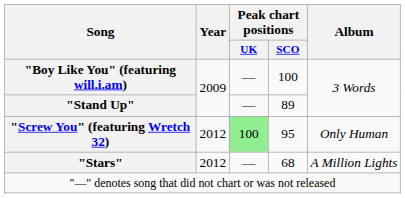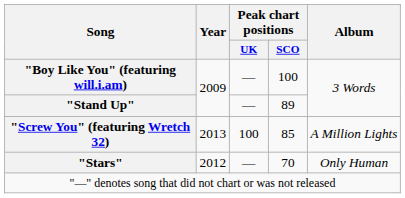(213, 134) 2012 -> (213, 134) 2013
(249, 134) lightgreen background -> (249, 134) no background
(288, 134) 95 -> (288, 134) 85
(354, 134) Only Human -> (354, 134) A Million Lights
(288, 162) 68 -> (288, 162) 70
(354, 162) A Million Lights -> (354, 162) Only Human
